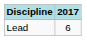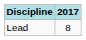(68, 27) 6 -> (68, 27) 8
